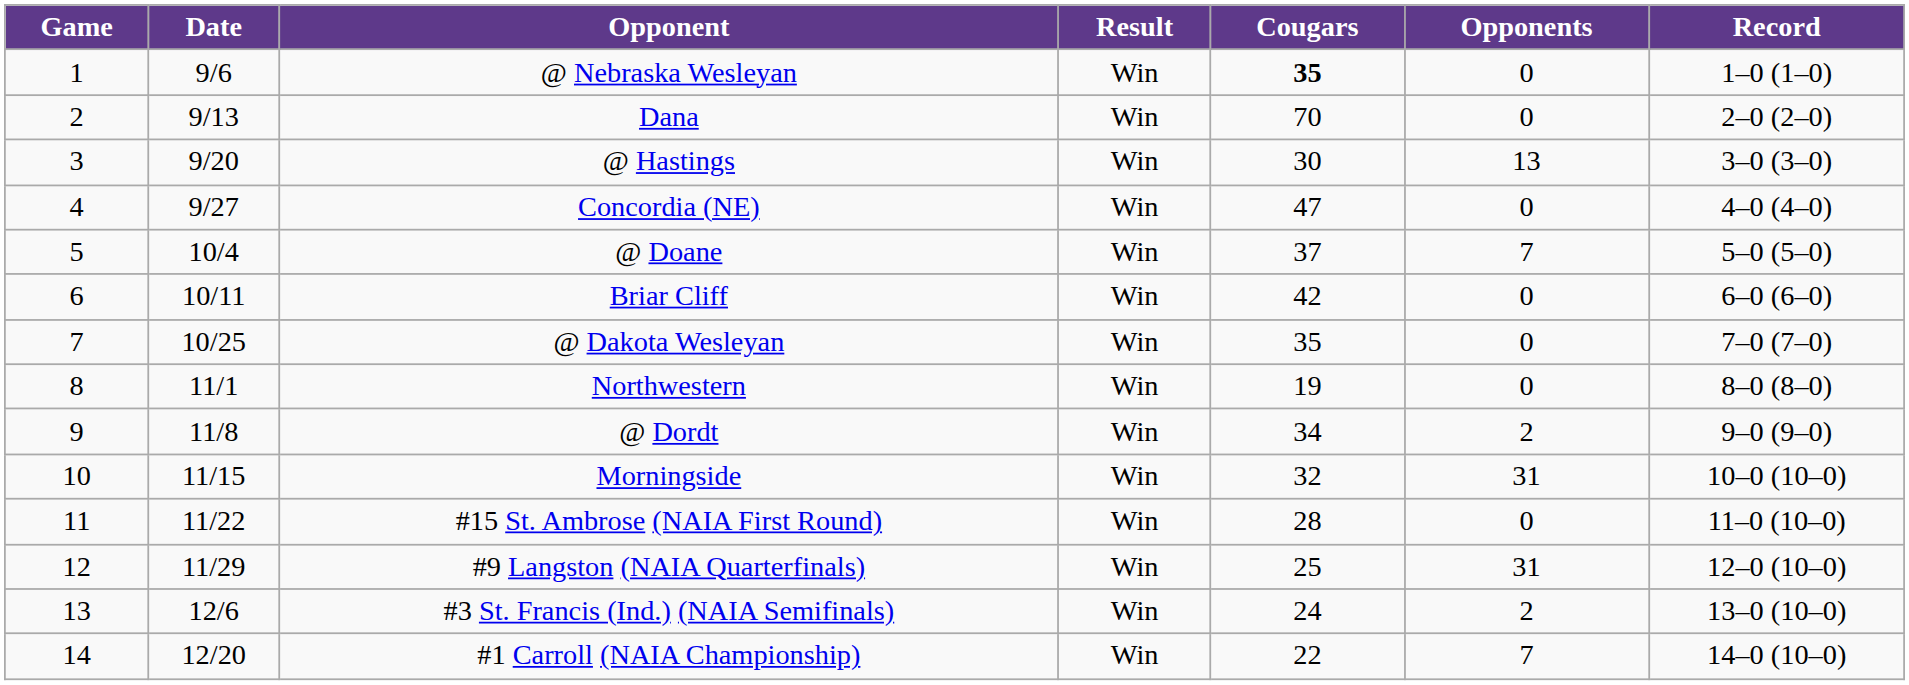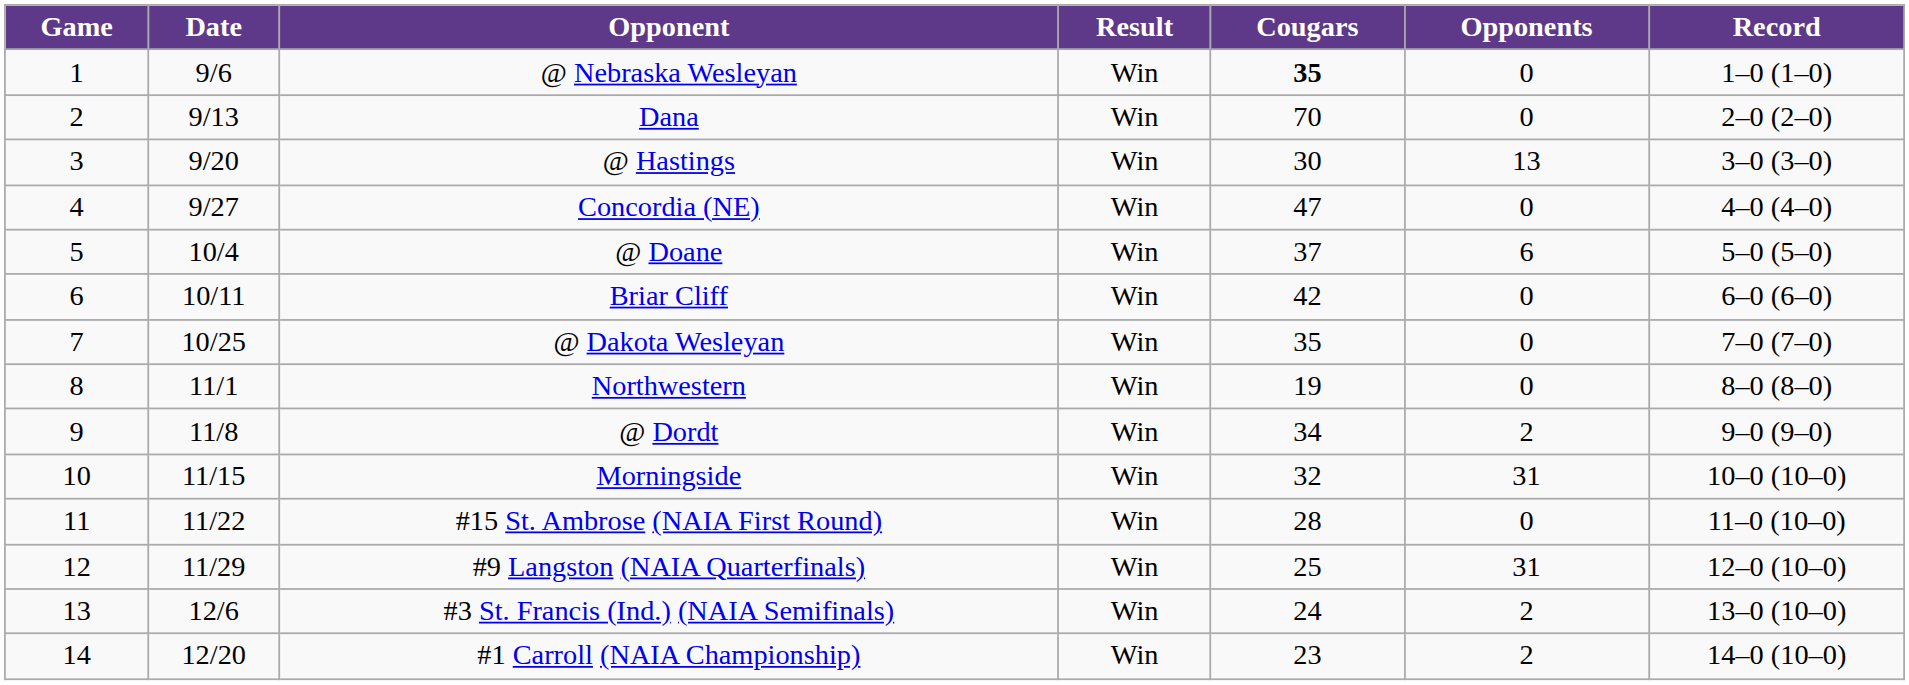(1526, 251) 7 -> (1526, 251) 6
(1307, 655) 22 -> (1307, 655) 23
(1526, 655) 7 -> (1526, 655) 2
